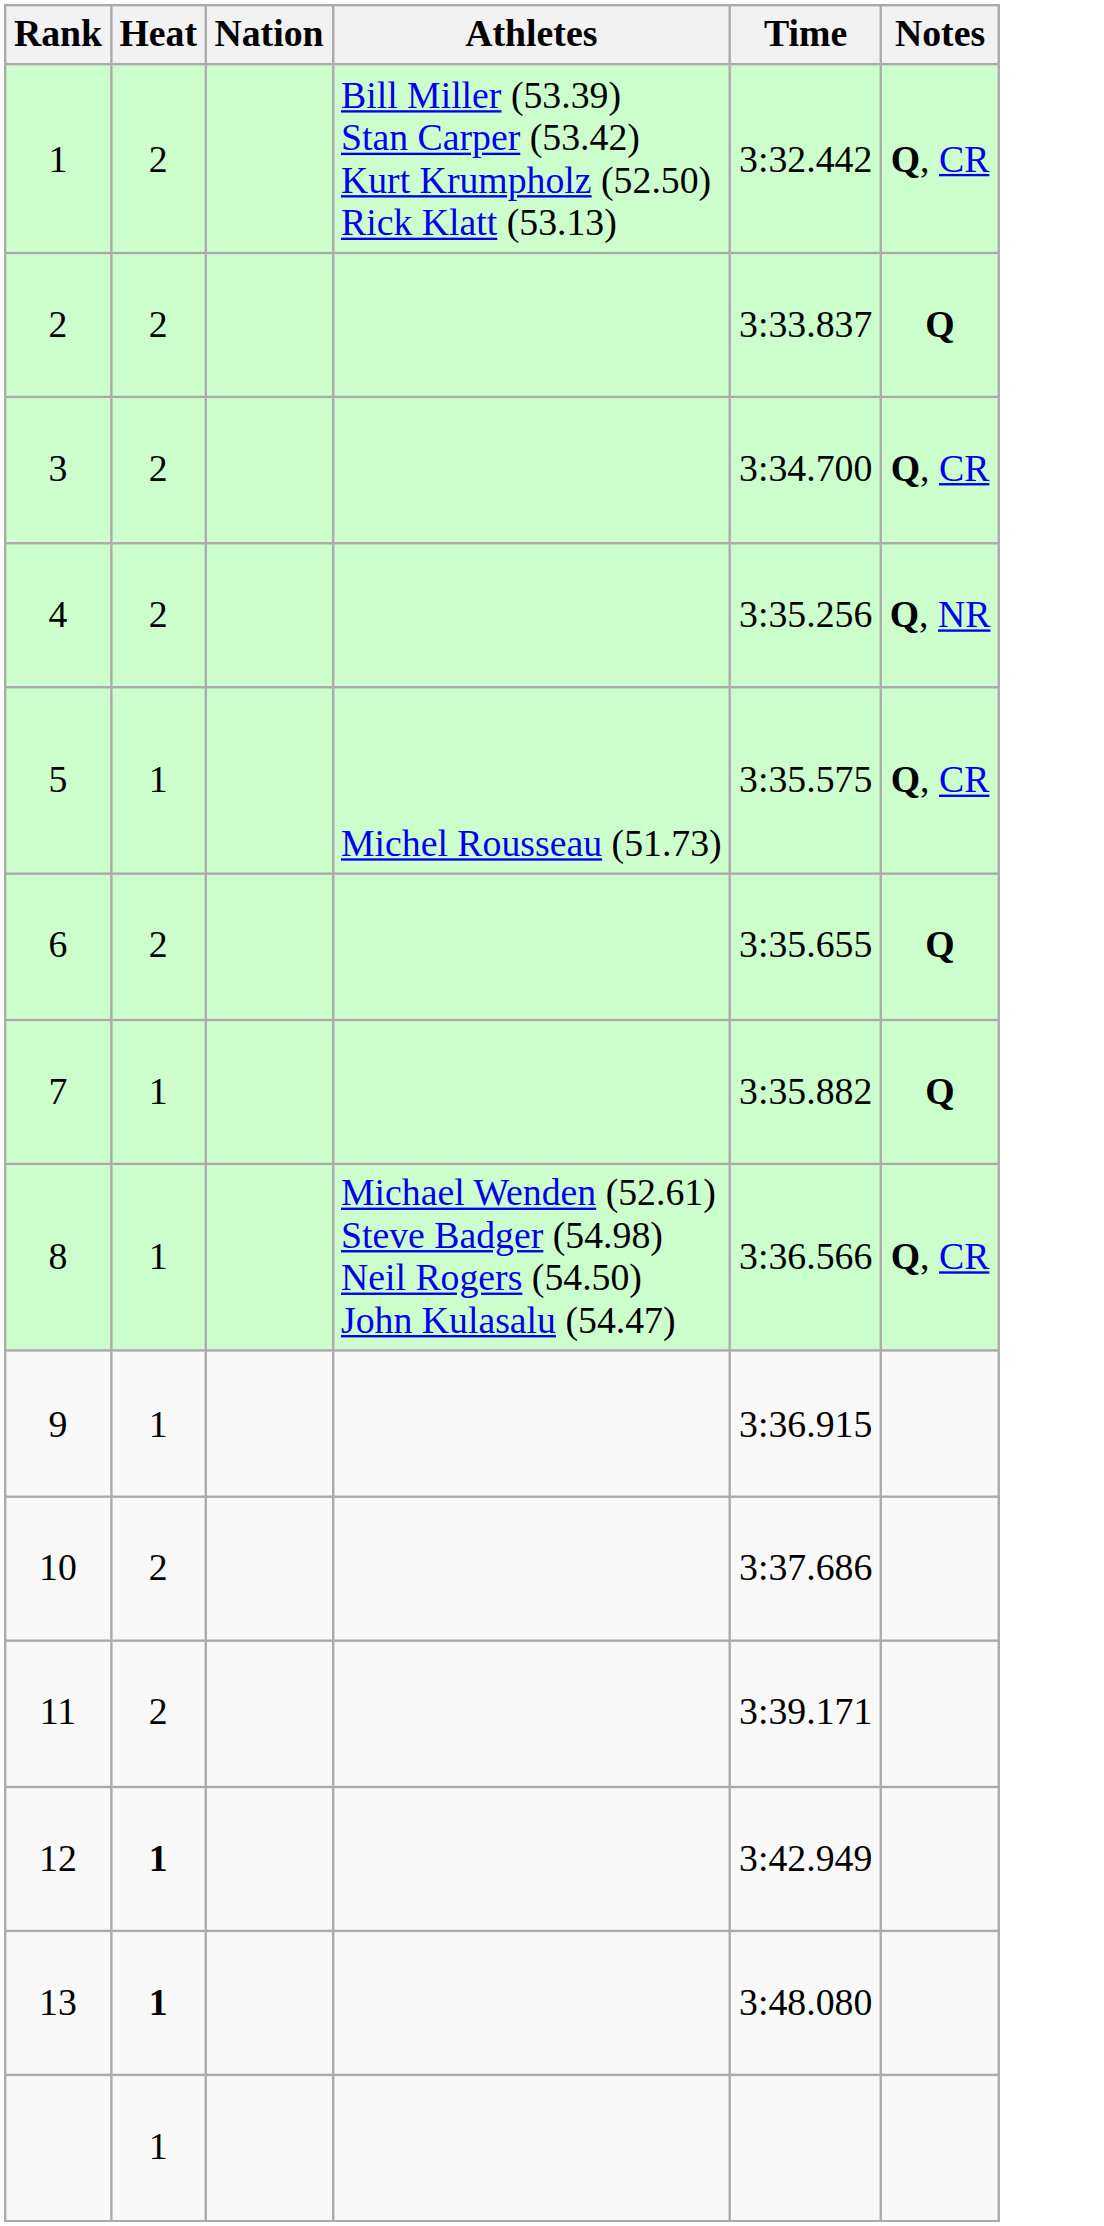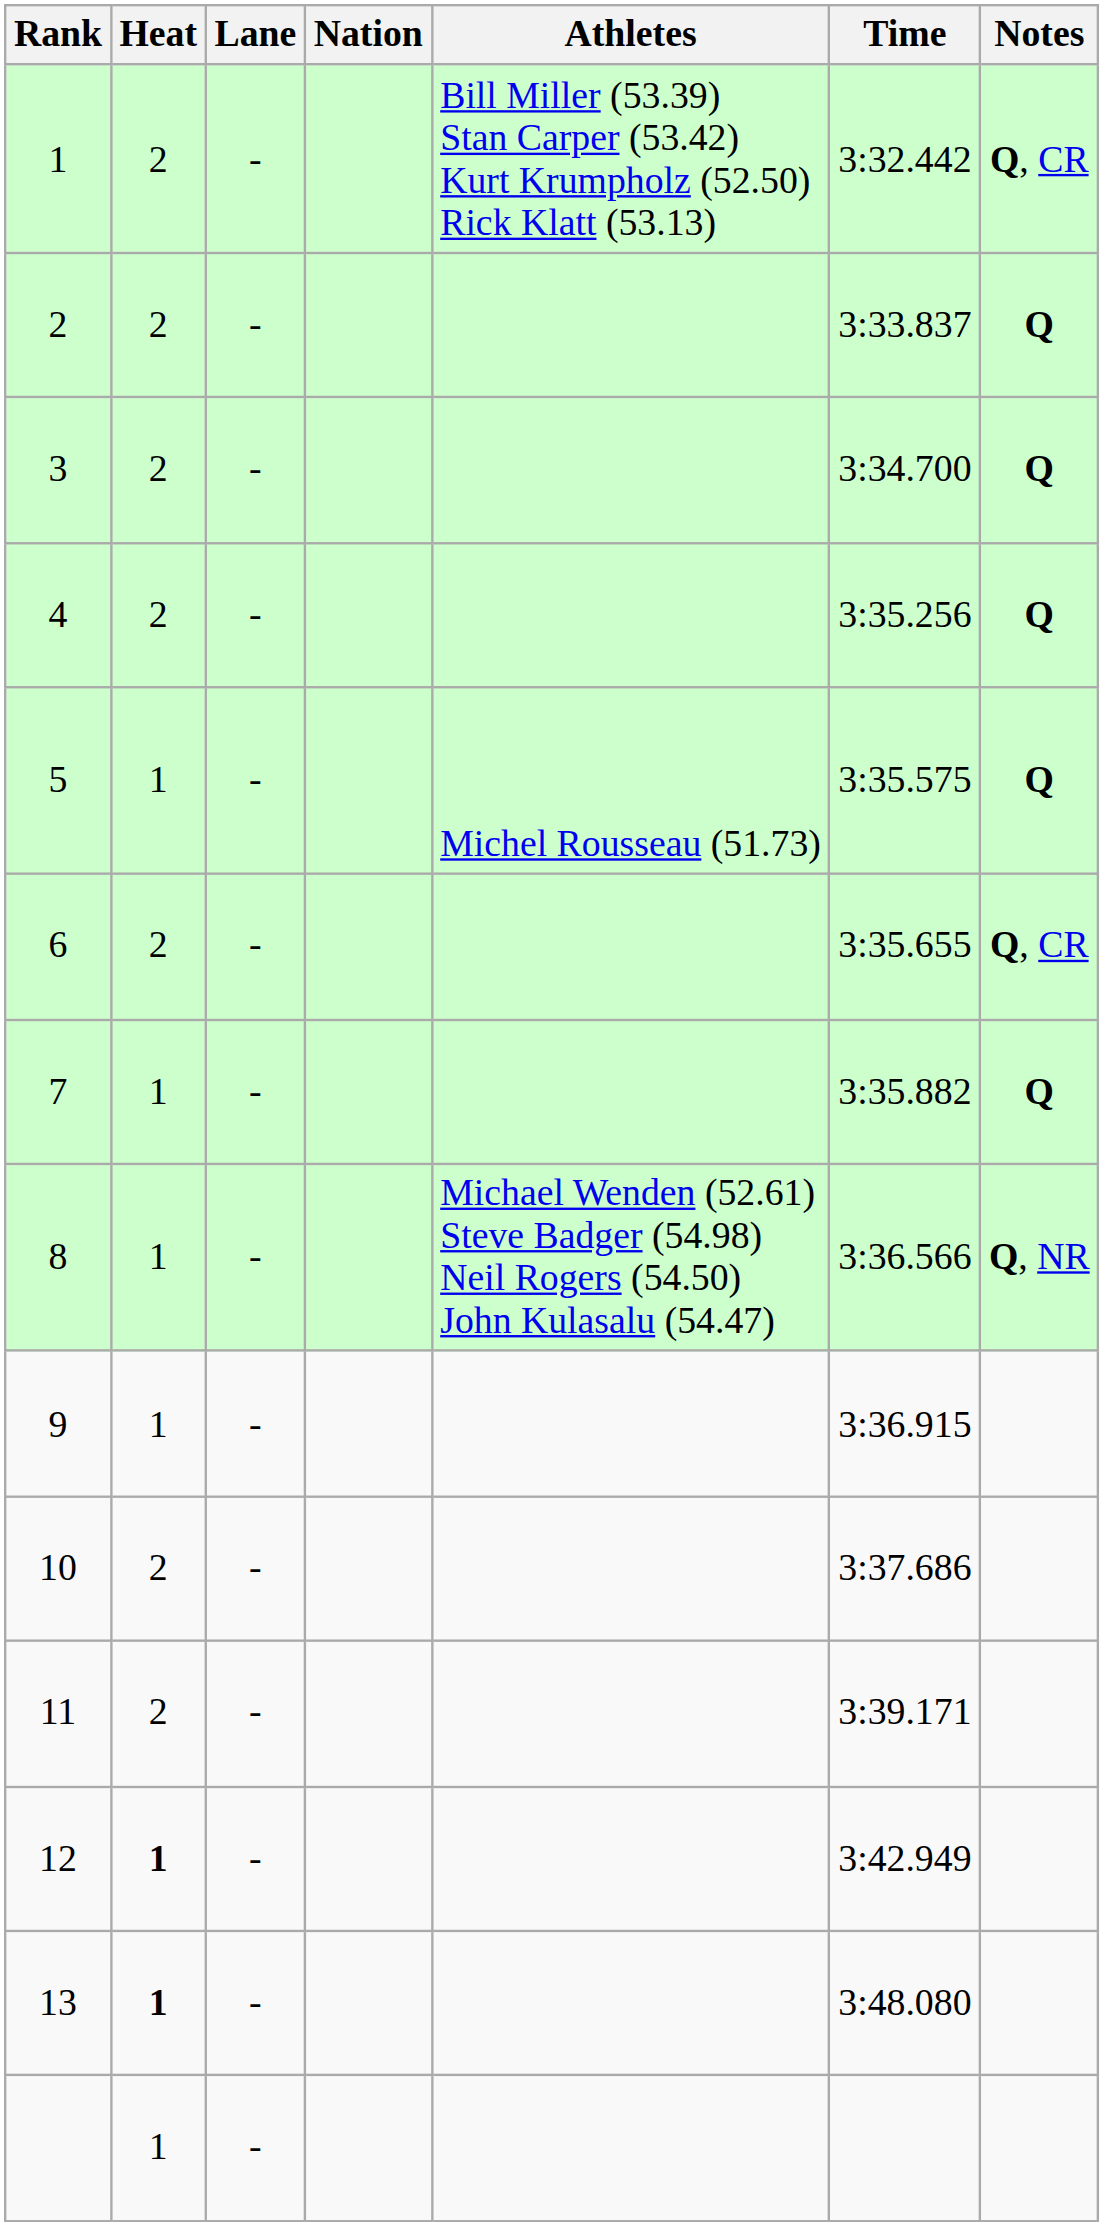+ column: (255, 34)
(940, 468) Q, CR -> (1039, 468) Q
(940, 613) Q, NR -> (1039, 613) Q
(940, 779) Q, CR -> (1039, 779) Q
(940, 945) Q -> (1039, 945) Q, CR
(940, 1256) Q, CR -> (1039, 1256) Q, NR
